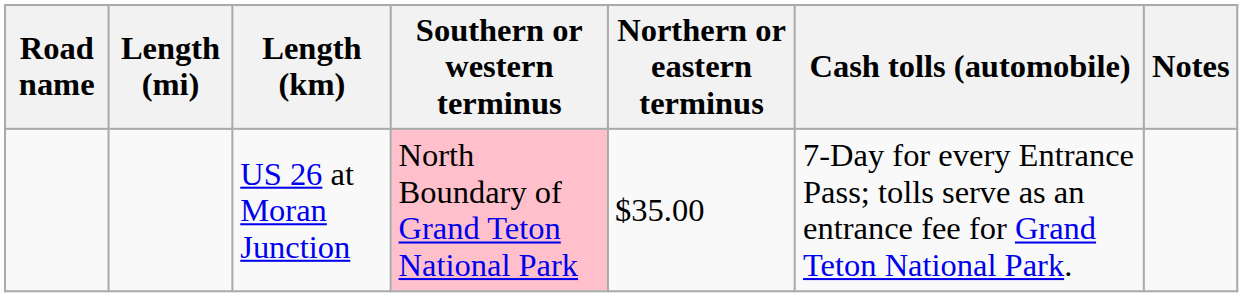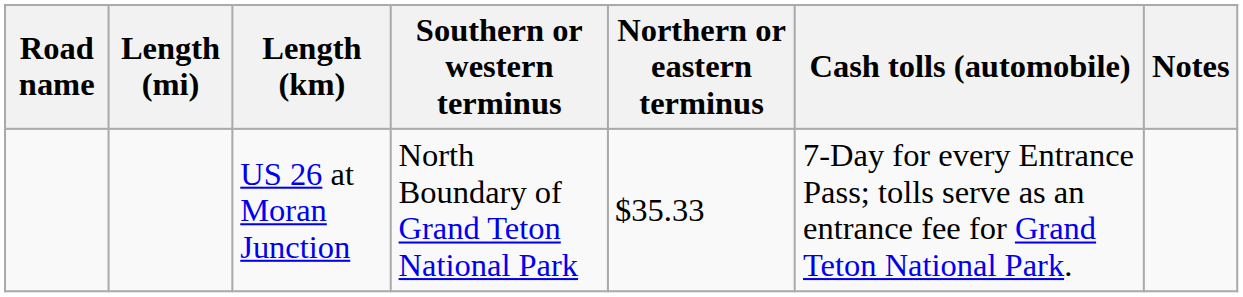(488, 209) pink background -> (488, 209) no background
(660, 209) $35.00 -> (660, 209) $35.33
